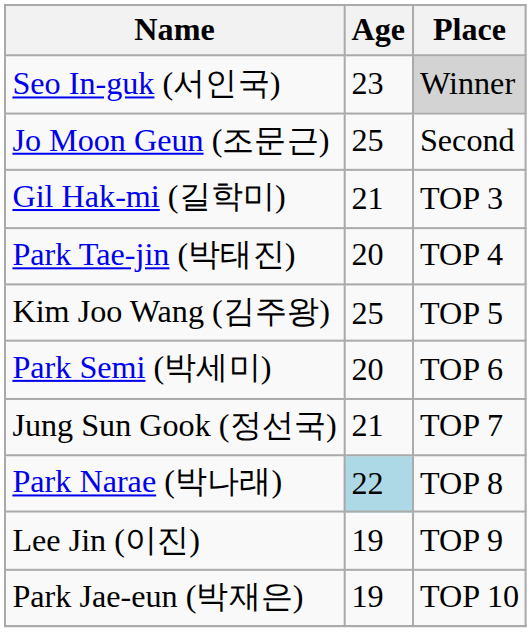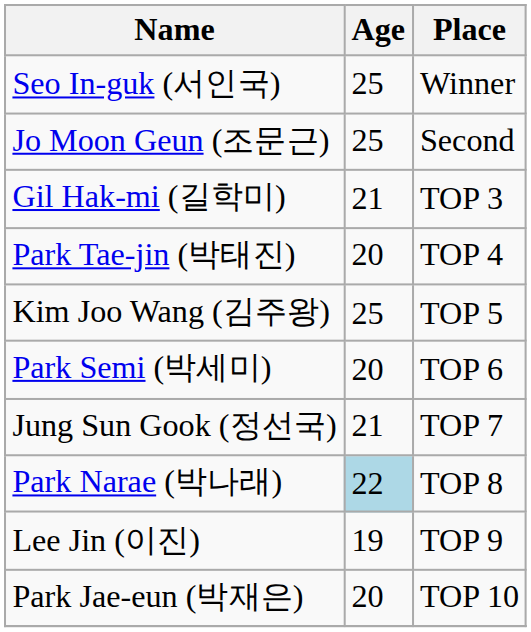(368, 84) 23 -> (368, 84) 25
(468, 84) lightgrey background -> (468, 84) no background
(368, 597) 19 -> (368, 597) 20
